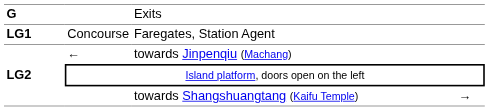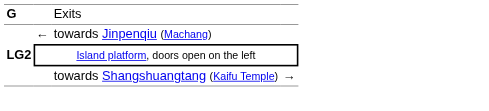- row: (98, 34)
